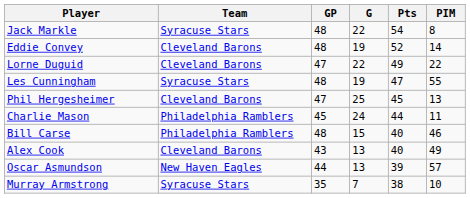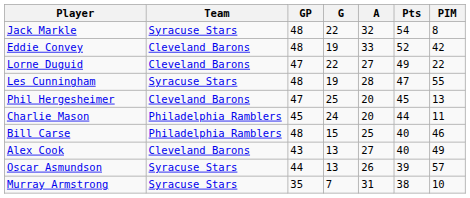+ column: (376, 13)
(435, 47) 14 -> (438, 47) 42
(211, 167) New Haven Eagles -> (193, 167) Syracuse Stars
